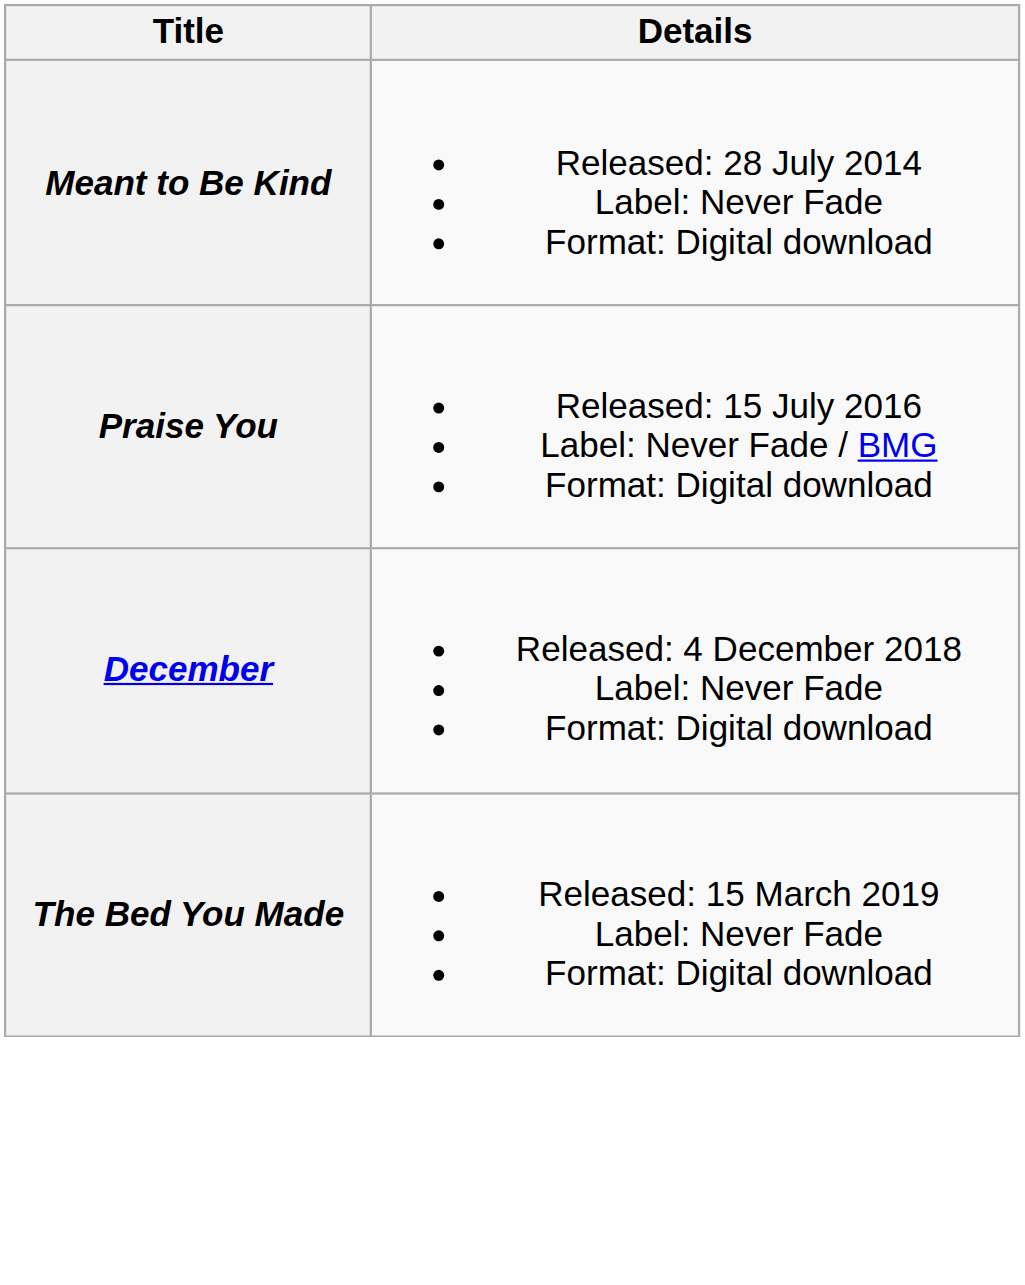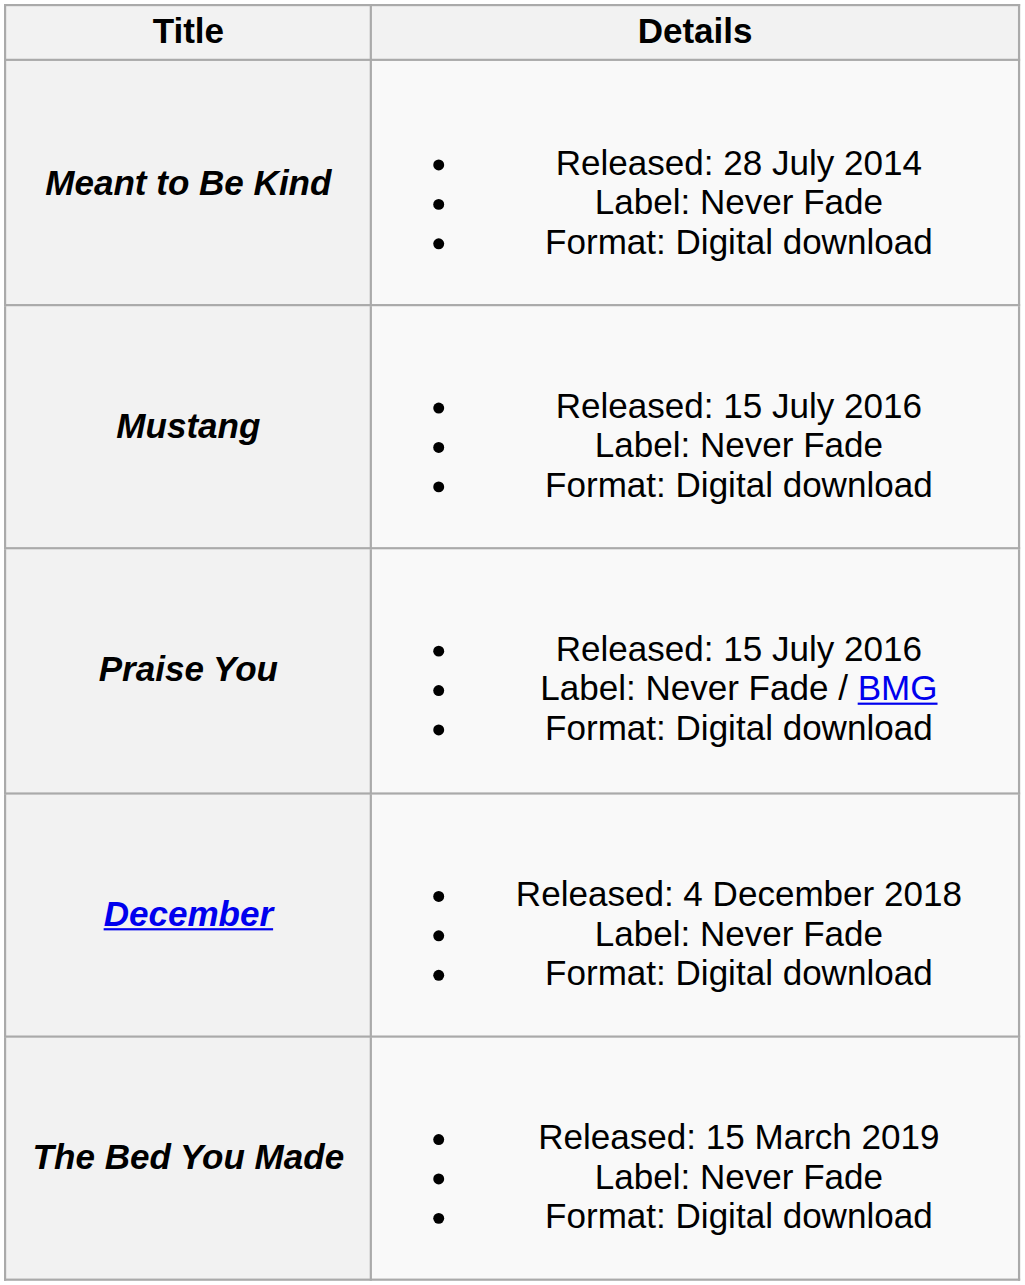+ row: (188, 425)
